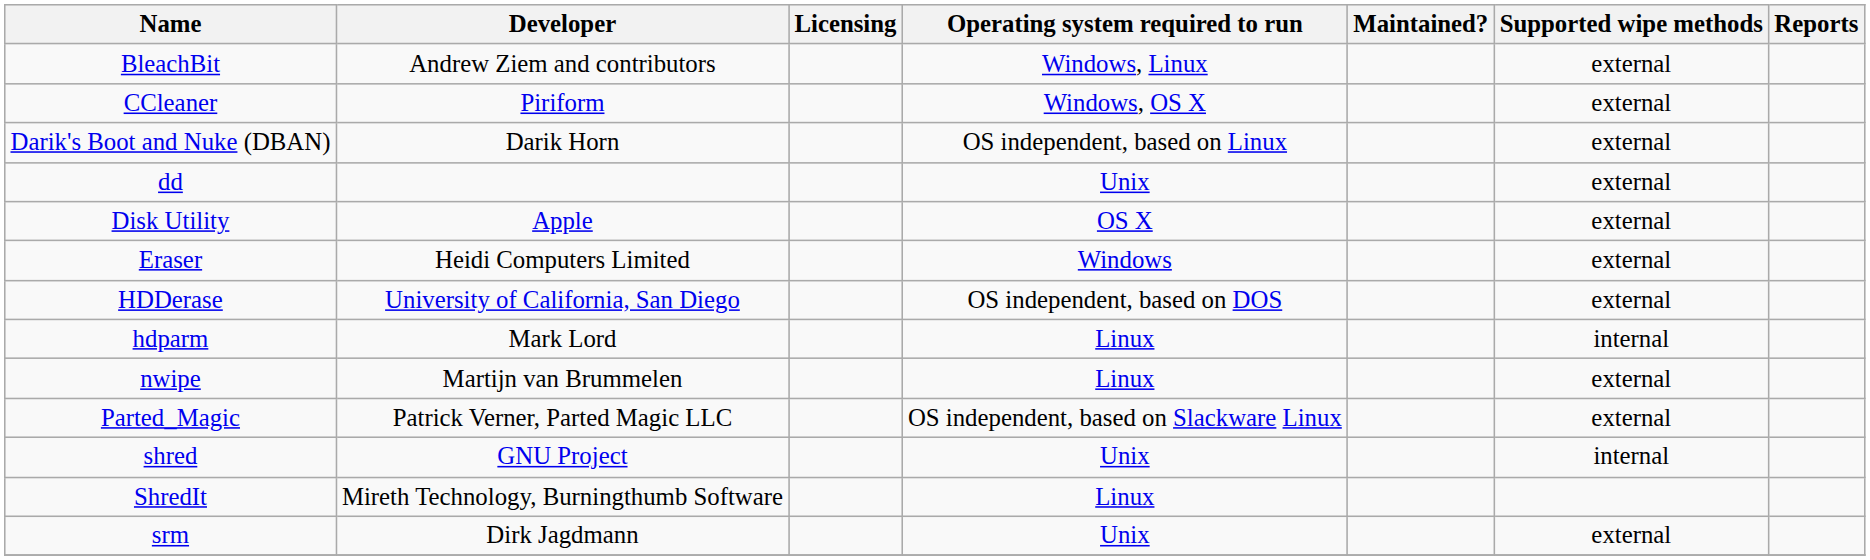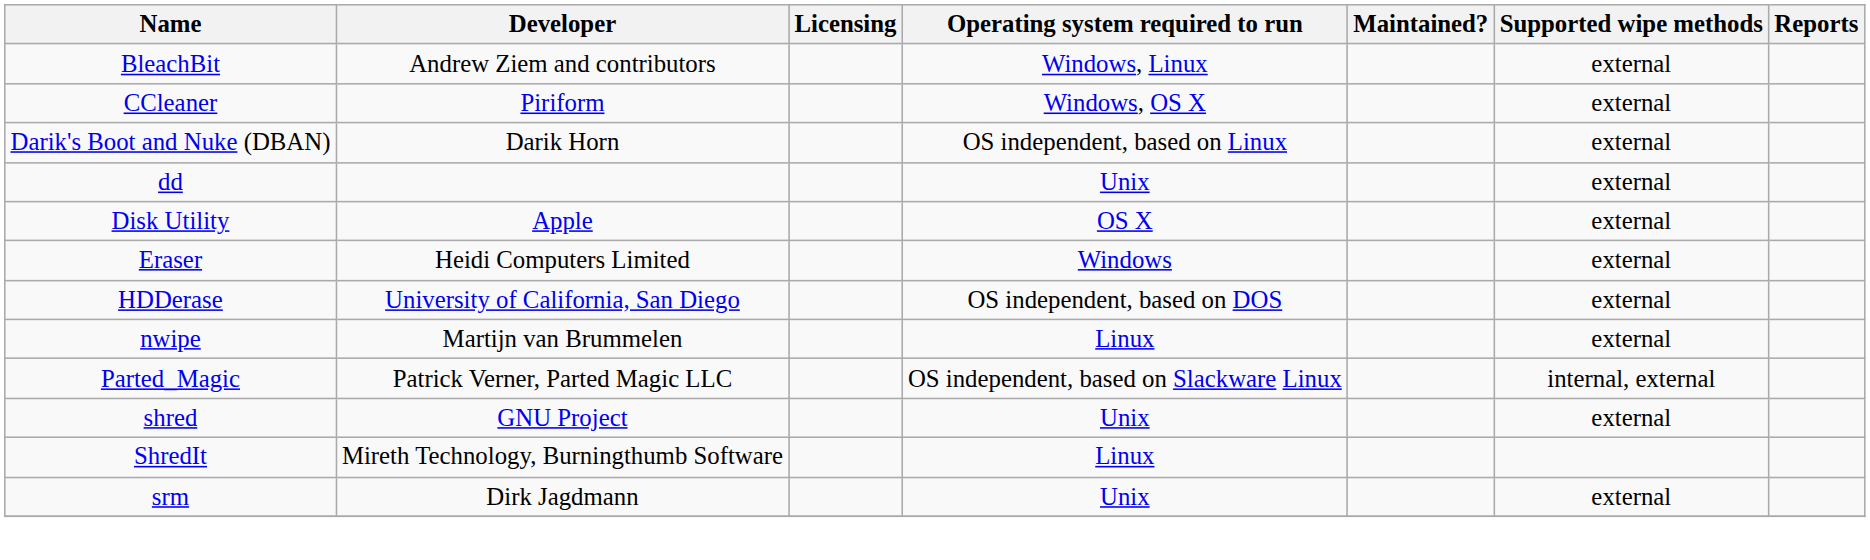- row: (170, 338)
(1631, 417) external -> (1631, 378) internal, external
(1631, 456) internal -> (1631, 417) external
